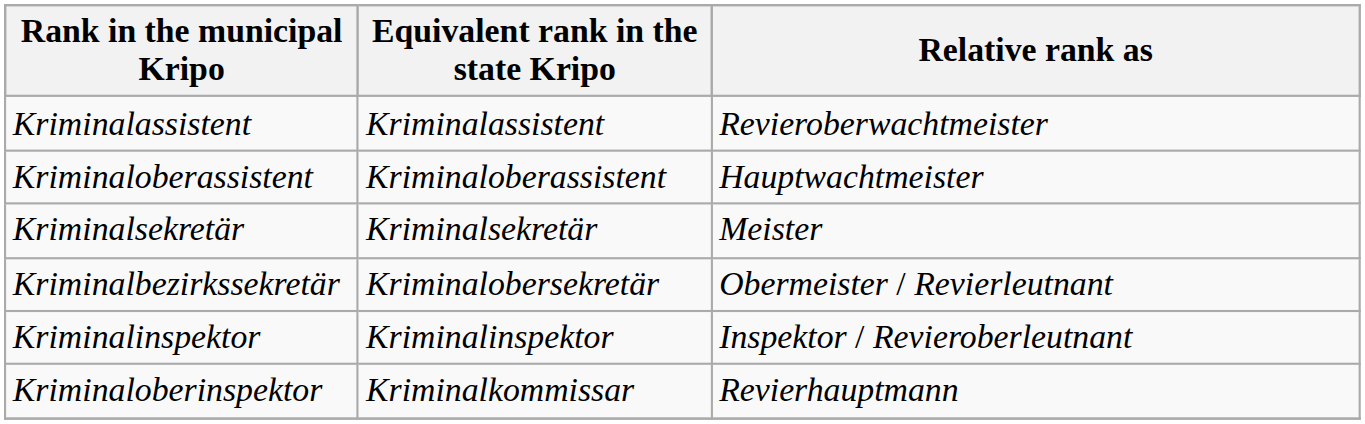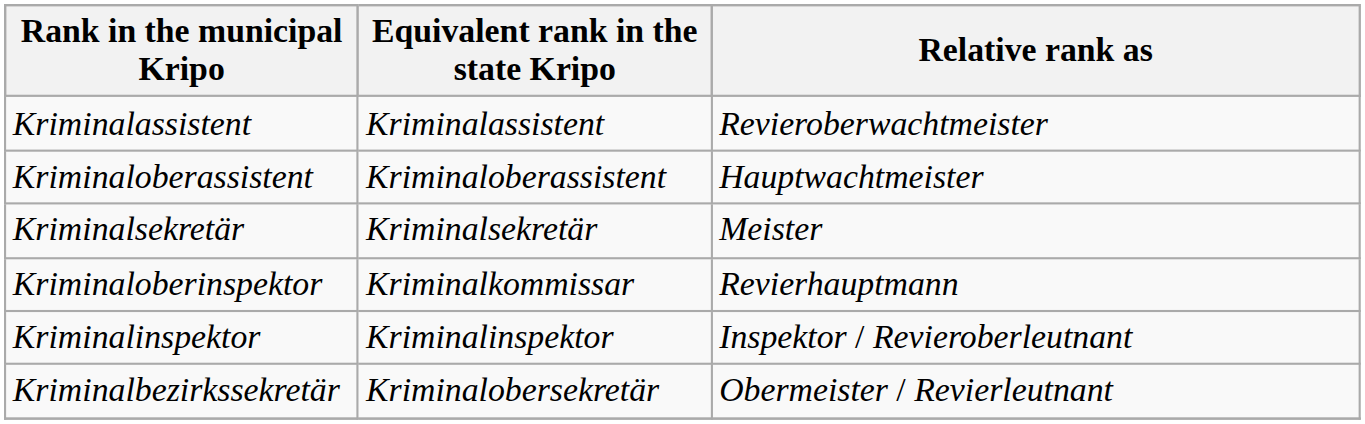rows swapped: (176, 283) <-> (168, 390)
